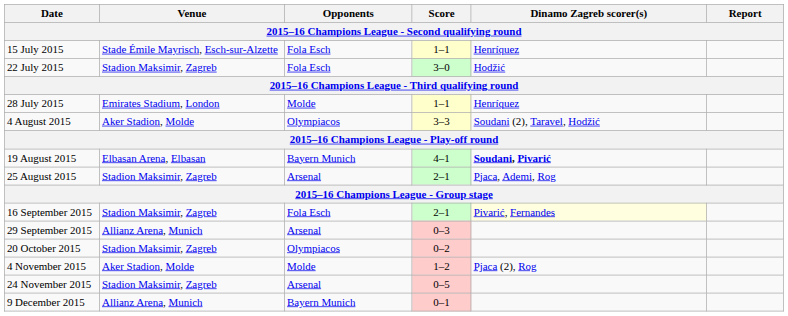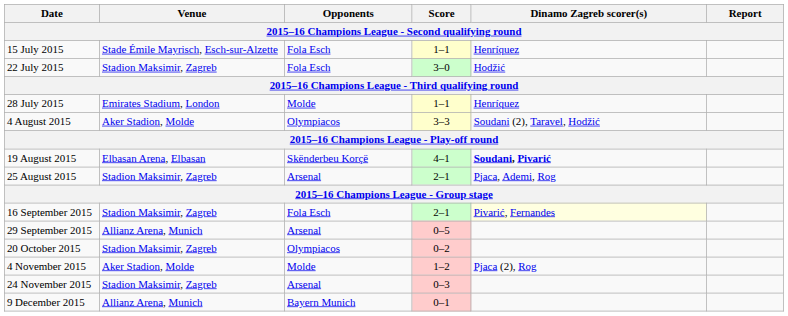(321, 158) Bayern Munich -> (328, 158) Skënderbeu Korçë
(442, 230) 0–3 -> (442, 230) 0–5
(442, 284) 0–5 -> (442, 284) 0–3
